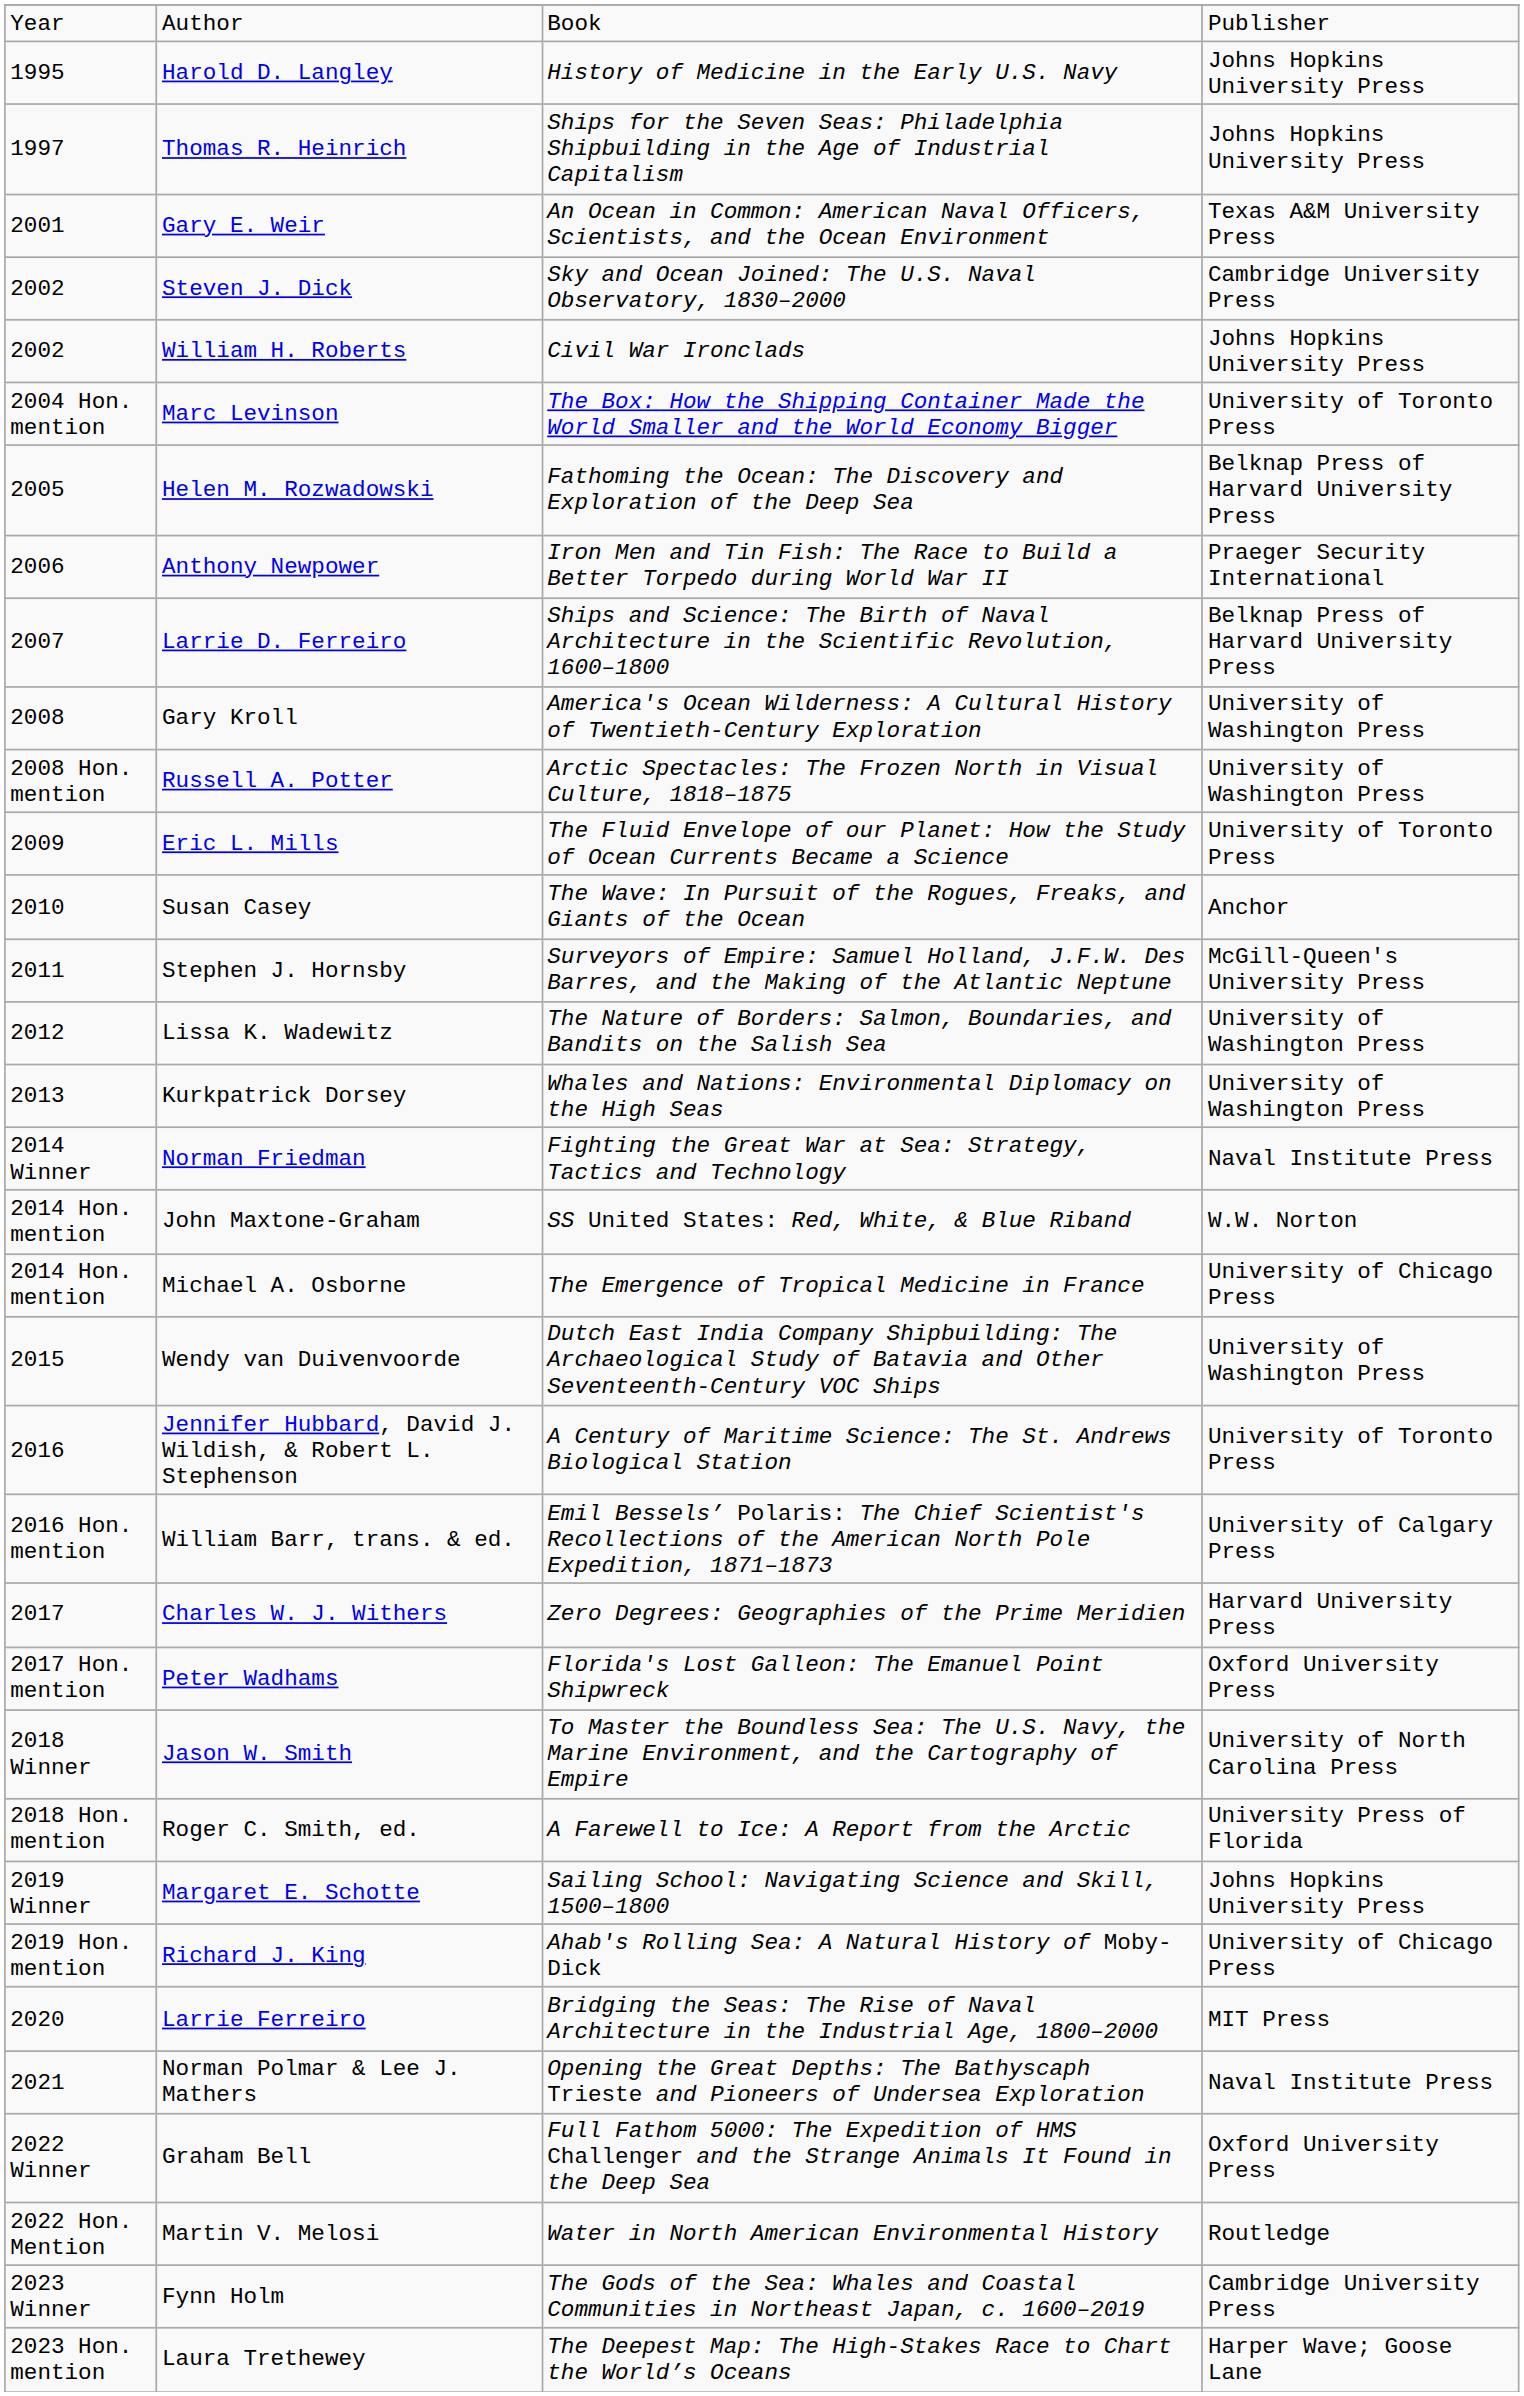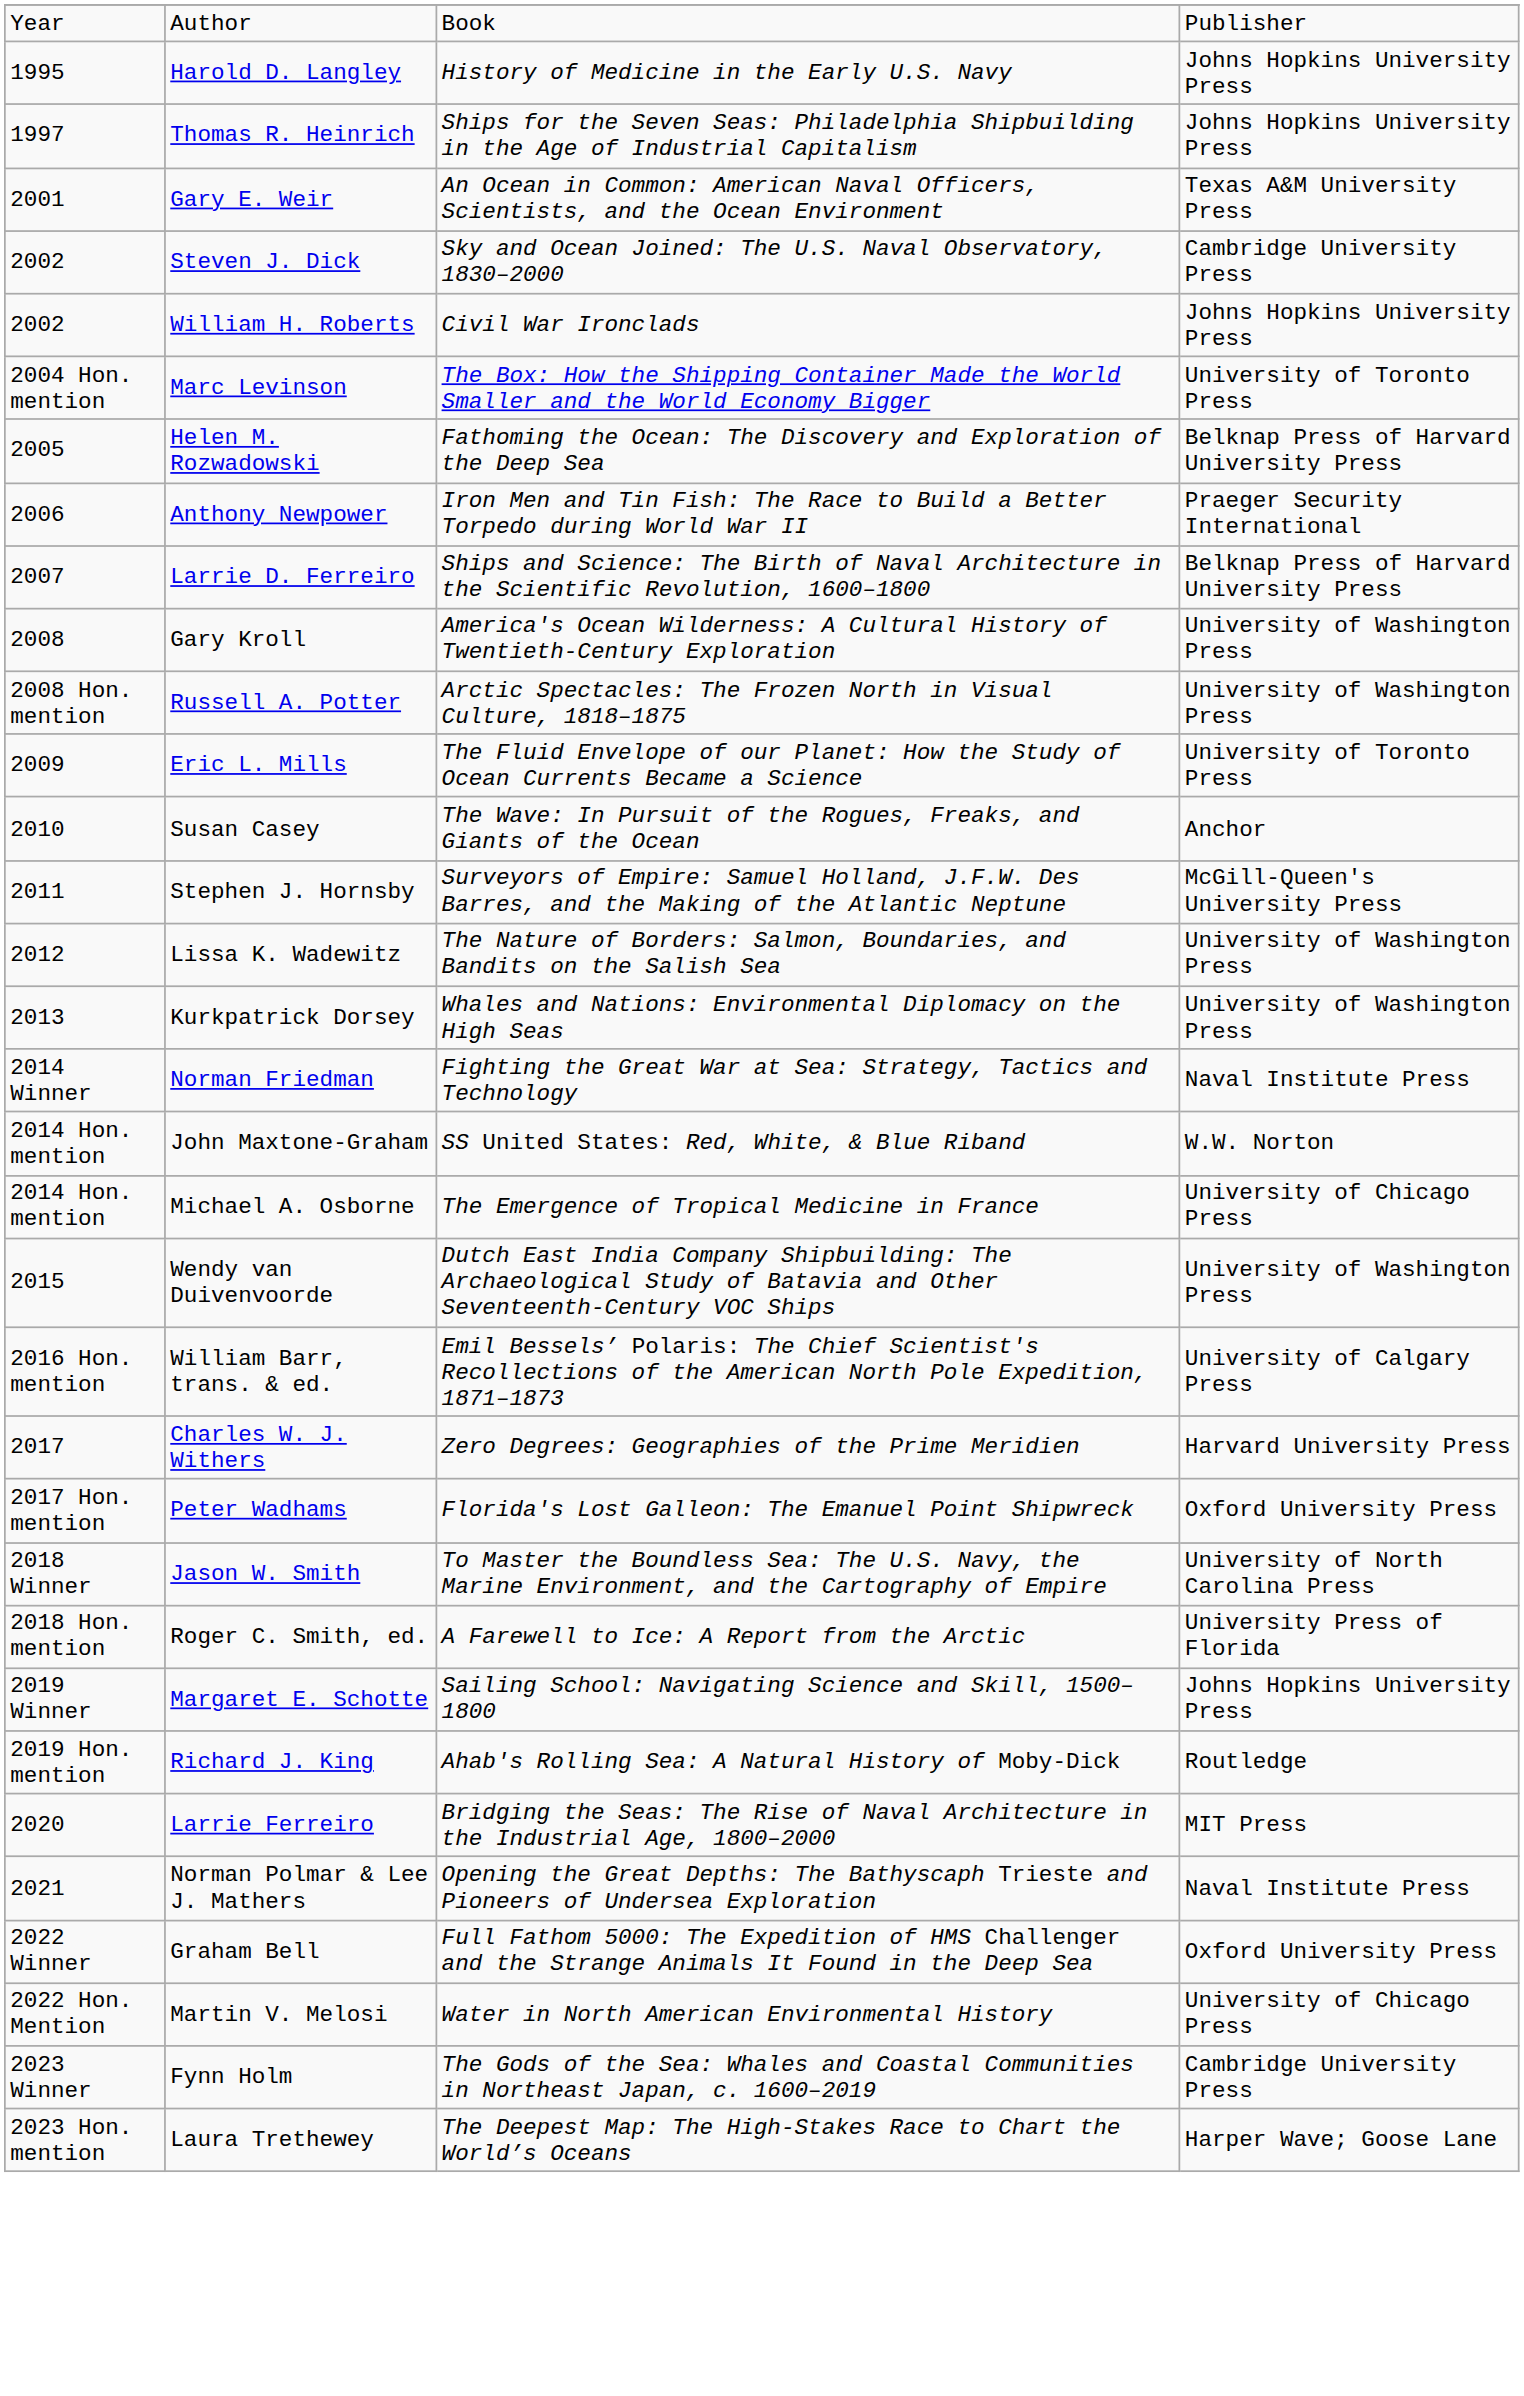- row: (338, 1450)
(1351, 1956) University of Chicago Press -> (1246, 1763) Routledge
(1269, 2234) Routledge -> (1327, 2014) University of Chicago Press
